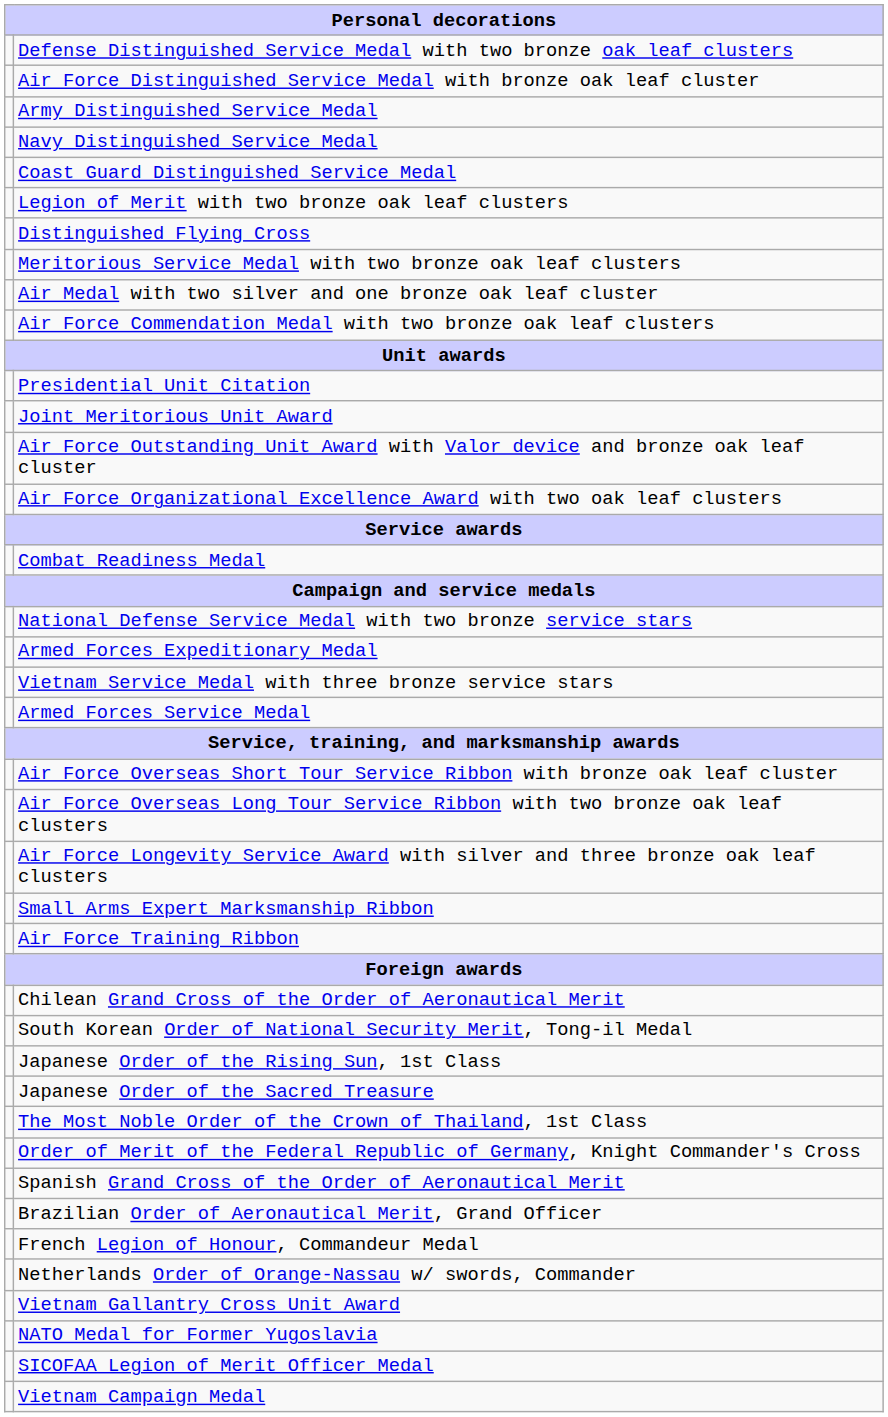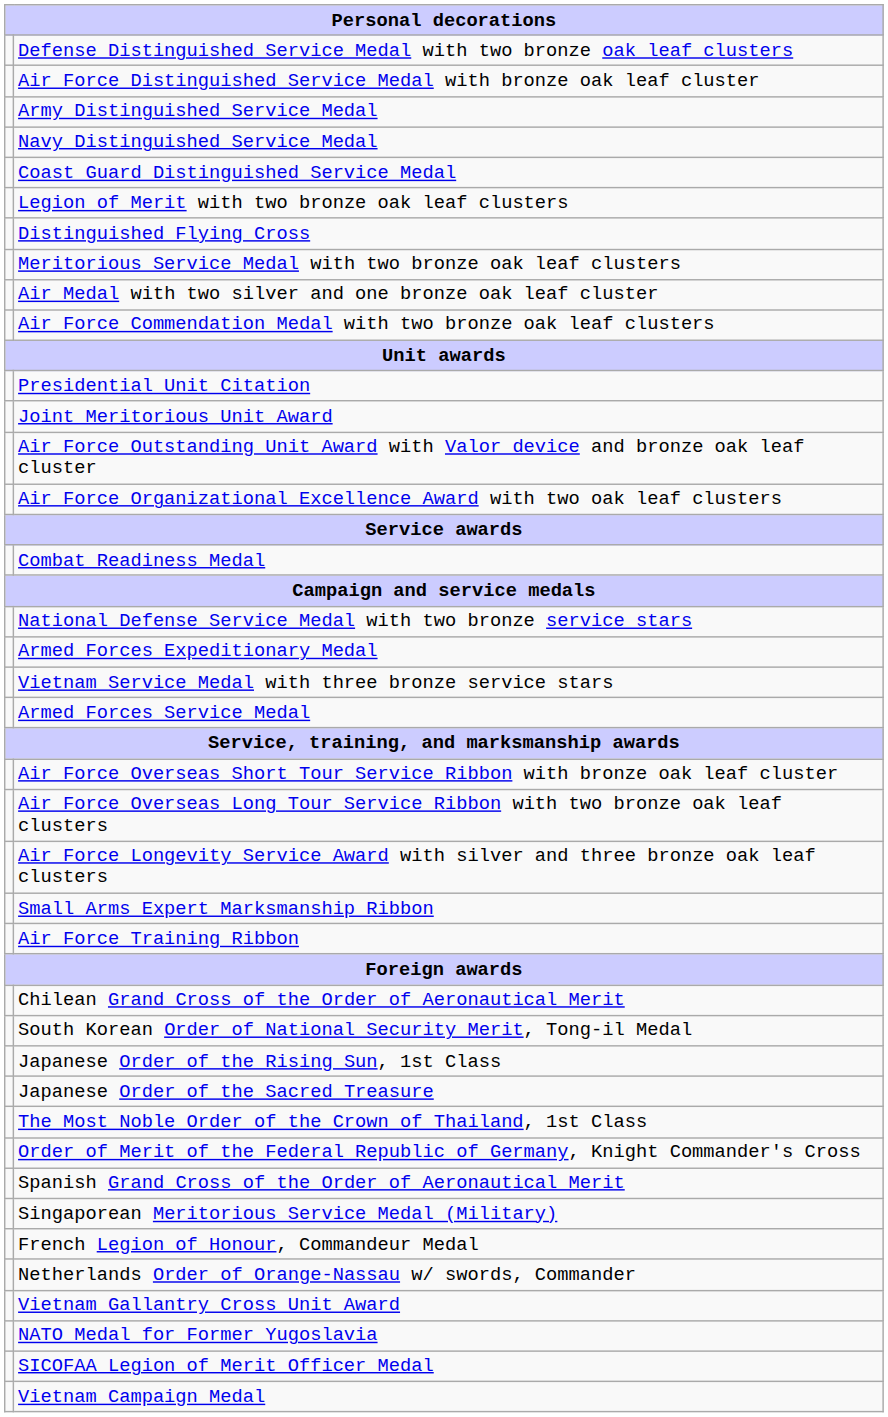+ row: (288, 1214)
- row: (310, 1214)
